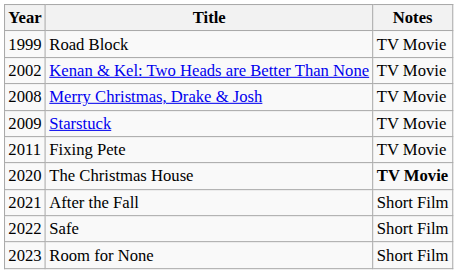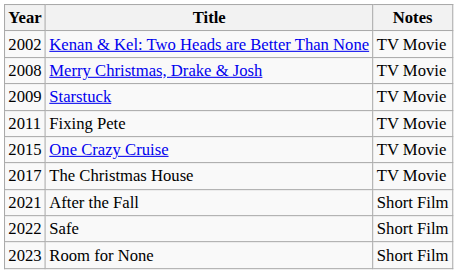- row: (89, 44)
+ row: (109, 149)
(25, 176) 2020 -> (25, 176) 2017
(412, 176) bold -> (412, 176) normal
